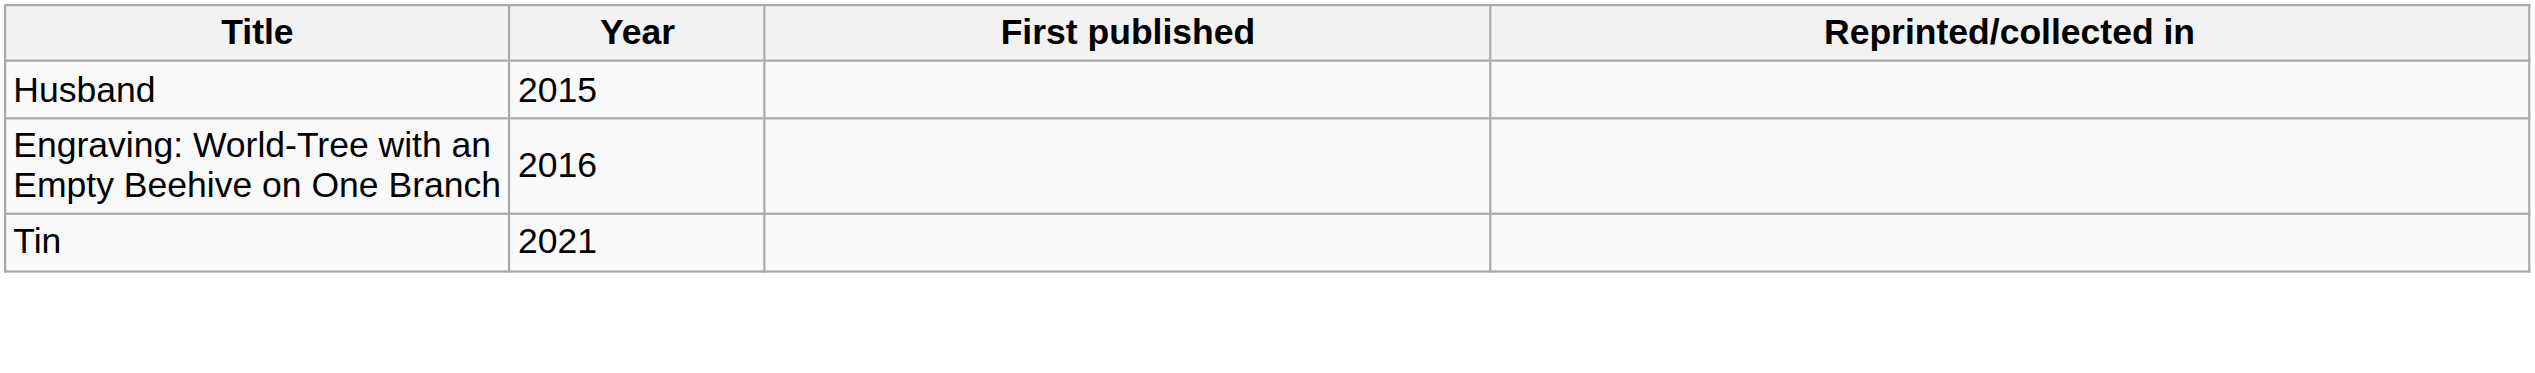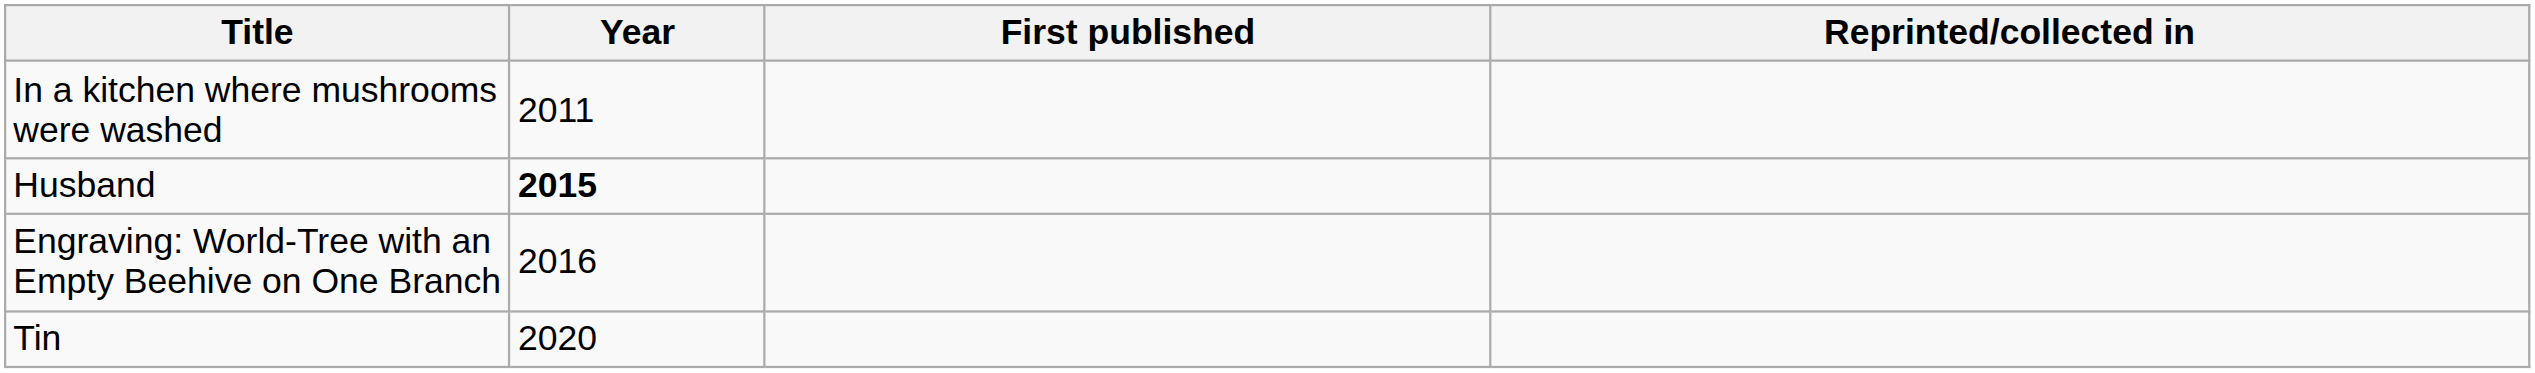+ row: (255, 108)
(557, 88) normal -> (557, 185) bold
(557, 241) 2021 -> (557, 337) 2020
